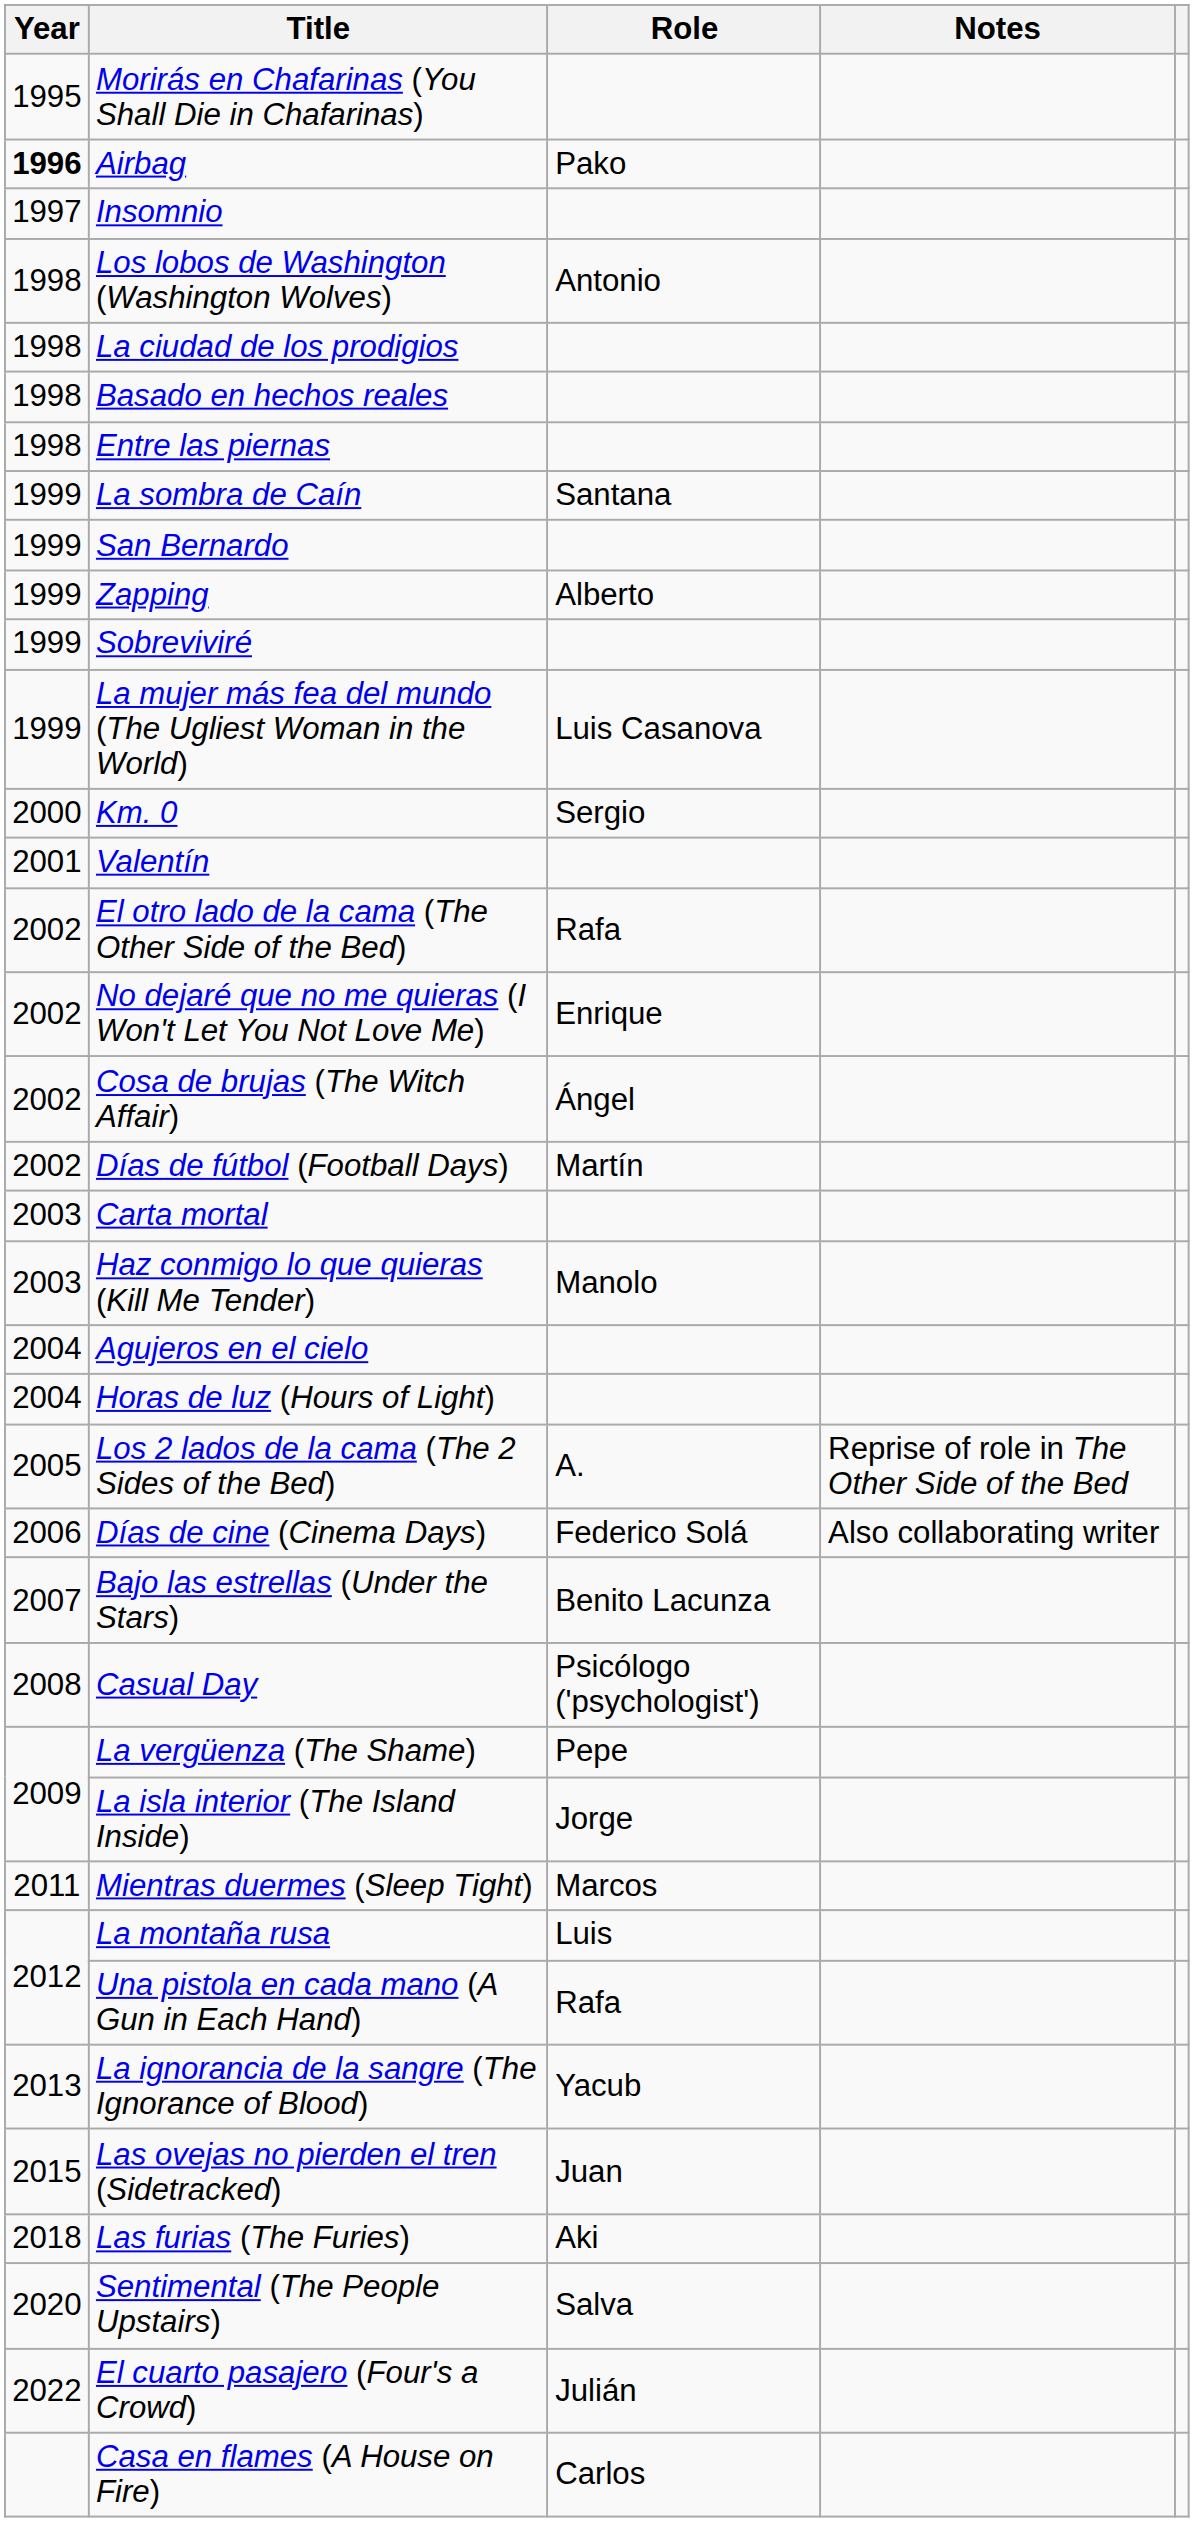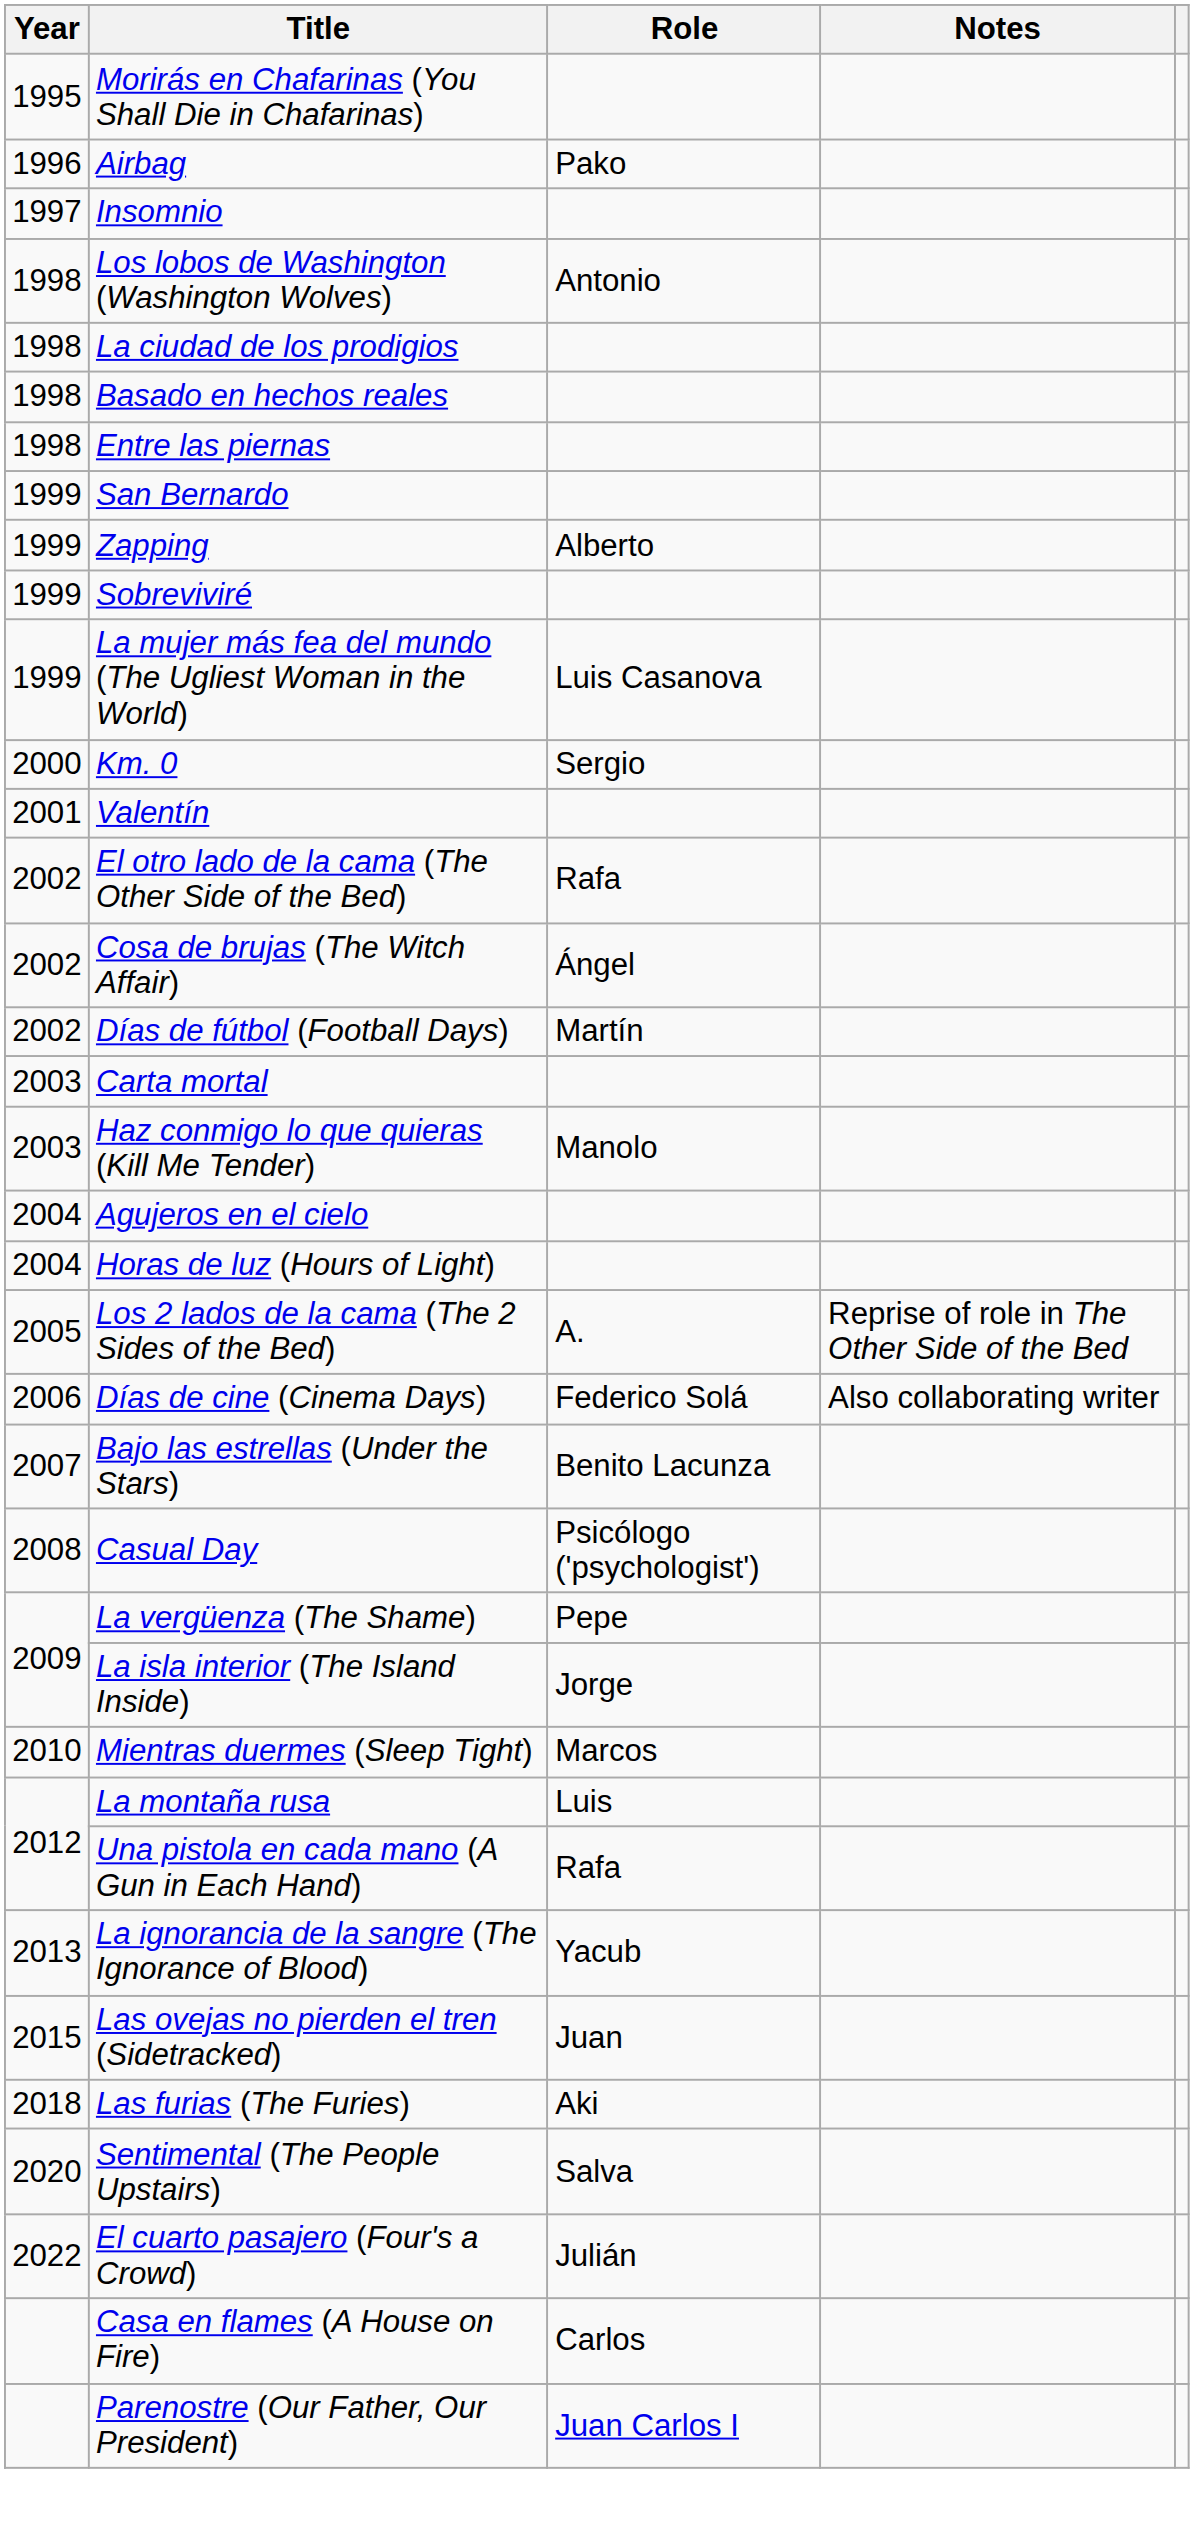(47, 163) bold -> (47, 163) normal
- row: (229, 495)
- row: (311, 1013)
(47, 1885) 2011 -> (47, 1751) 2010
+ row: (291, 2424)
